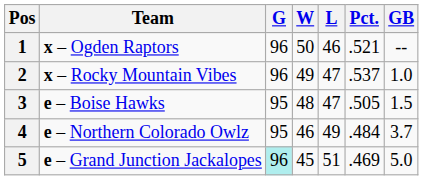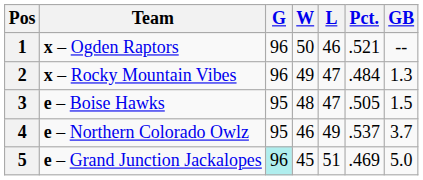(364, 75) .537 -> (364, 75) .484
(401, 75) 1.0 -> (401, 75) 1.3
(364, 132) .484 -> (364, 132) .537
